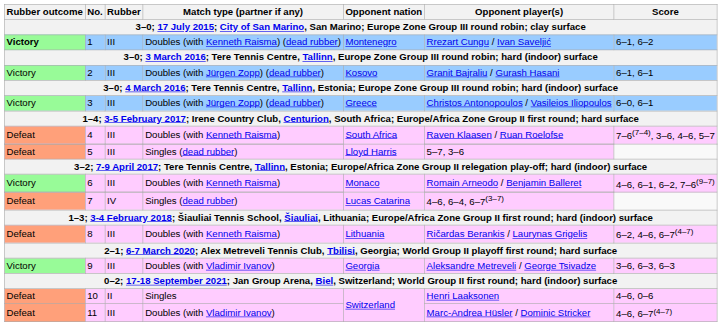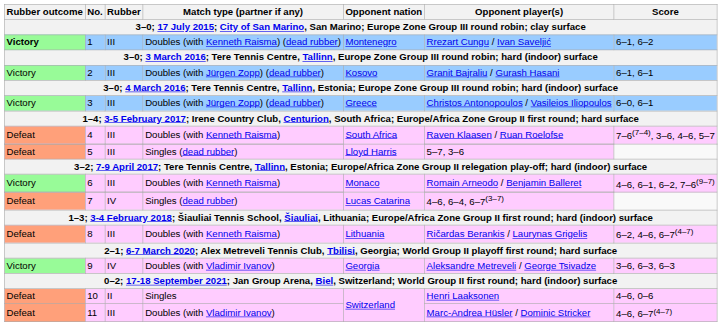(111, 266) III -> (112, 266) IV
